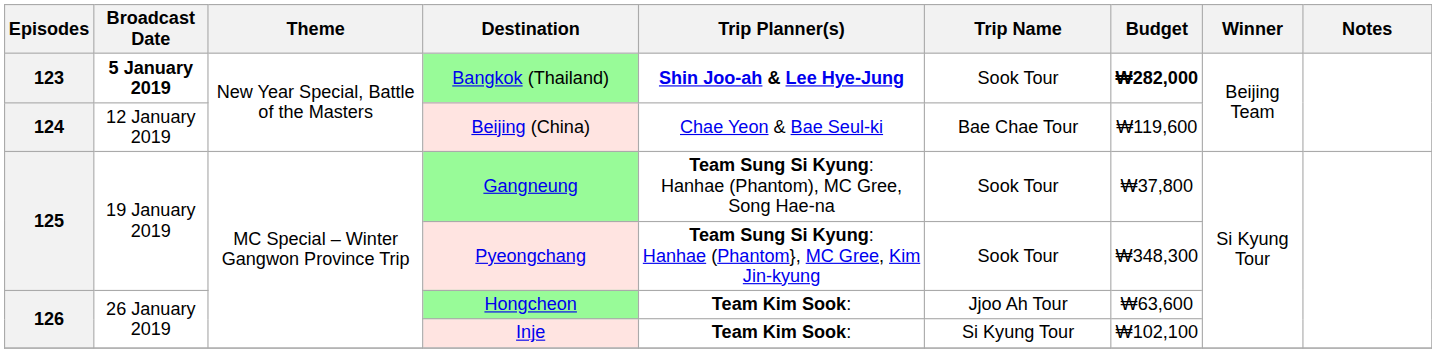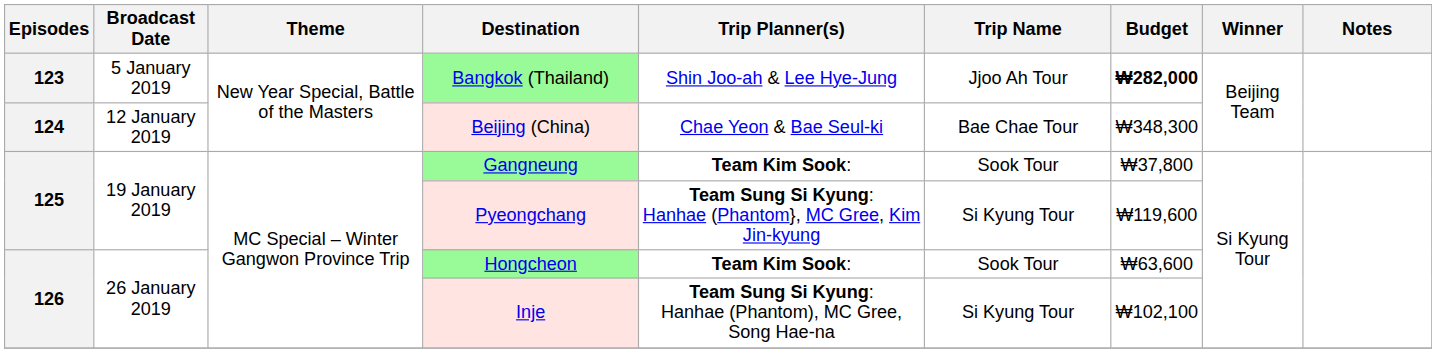(151, 78) bold -> (151, 78) normal
(782, 78) bold -> (782, 78) normal
(1018, 78) Sook Tour -> (1018, 78) Jjoo Ah Tour
(1157, 127) ₩119,600 -> (1157, 127) ₩348,300
(782, 186) Team Sung Si Kyung: Hanhae (Phantom), MC Gree, Song Hae-na -> (782, 165) Team Kim Sook:
(1018, 255) Sook Tour -> (1018, 214) Si Kyung Tour
(1157, 255) ₩348,300 -> (1157, 214) ₩119,600
(1018, 304) Jjoo Ah Tour -> (1018, 263) Sook Tour
(782, 333) Team Kim Sook: -> (782, 312) Team Sung Si Kyung: Hanhae (Phantom), MC Gree, Song Hae-na
